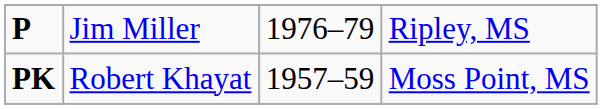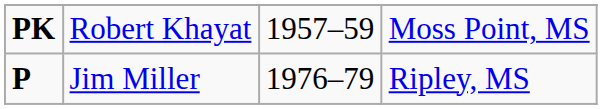rows swapped: (34, 78) <-> (22, 29)
